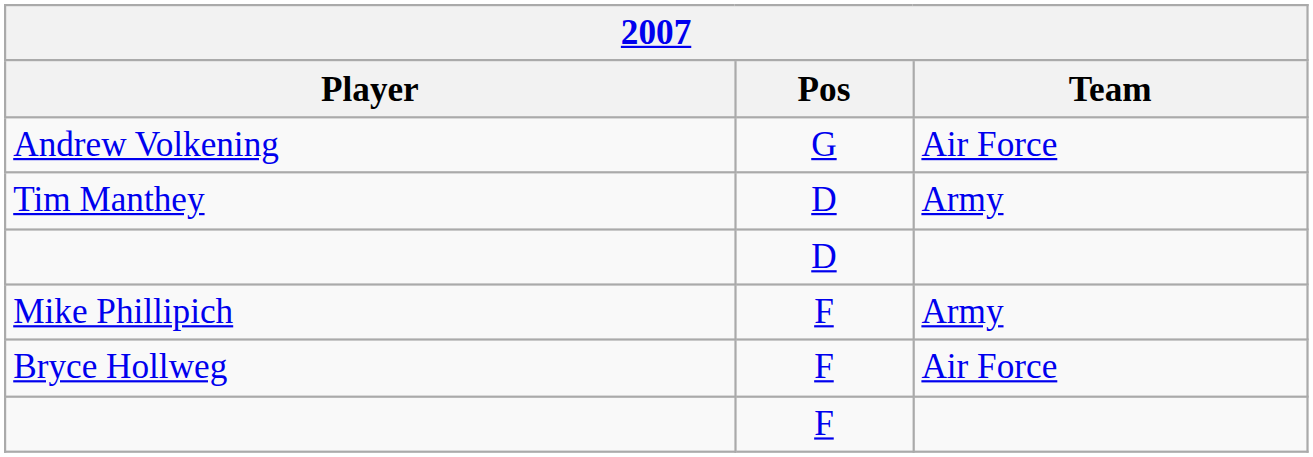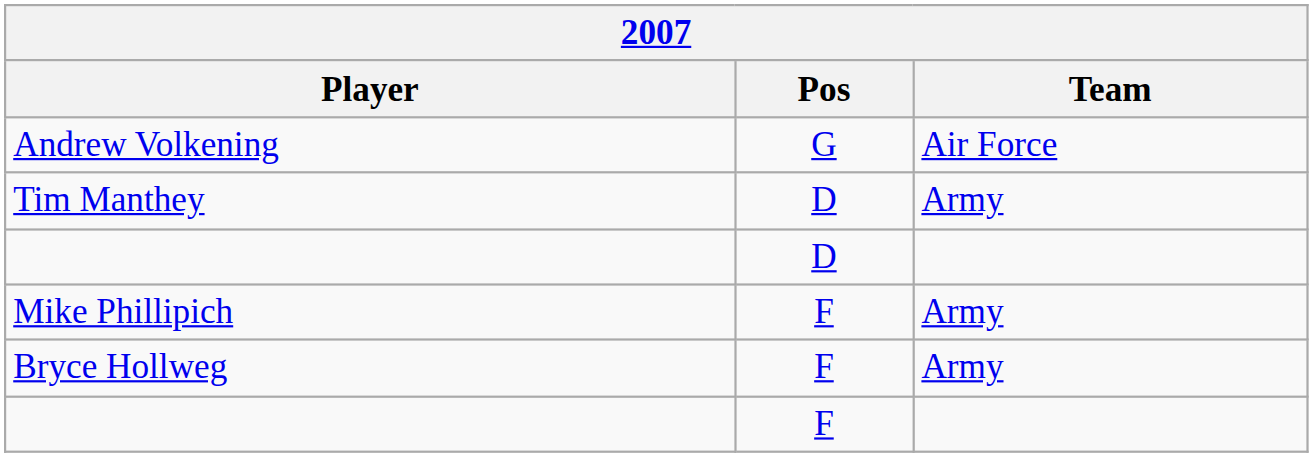(989, 367) Air Force -> (962, 367) Army
